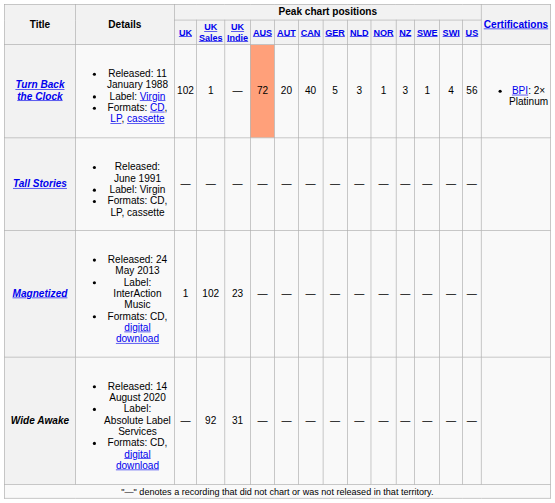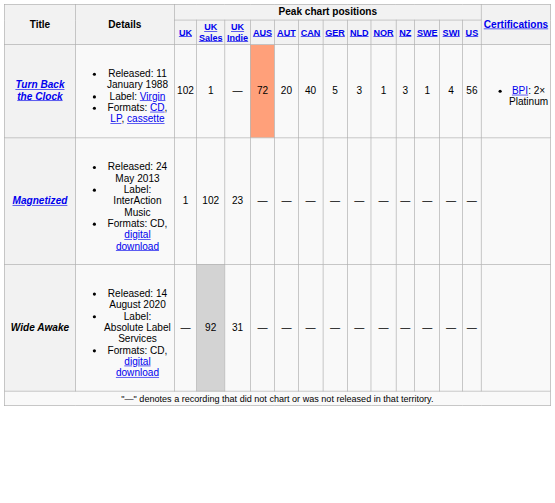- row: (40, 184)
(211, 420) no background -> (211, 328) lightgrey background
